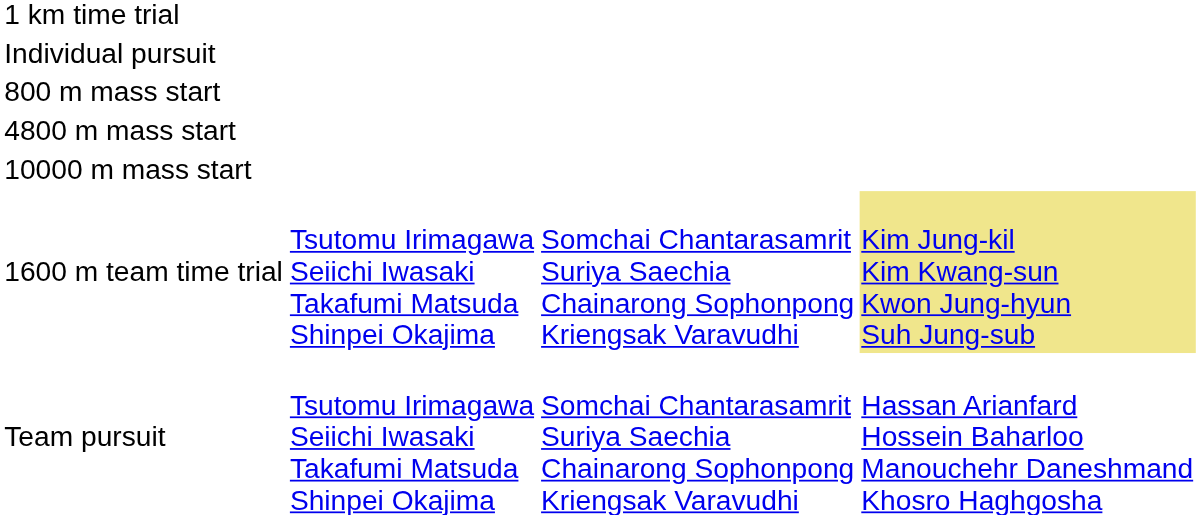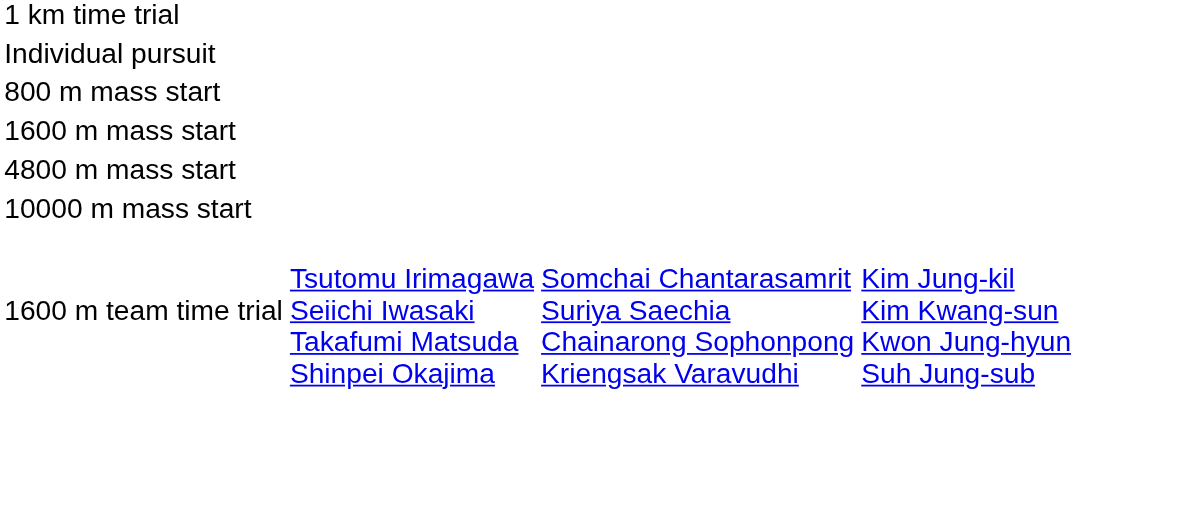+ row: (120, 130)
(966, 287) khaki background -> (966, 326) no background
- row: (85, 437)
